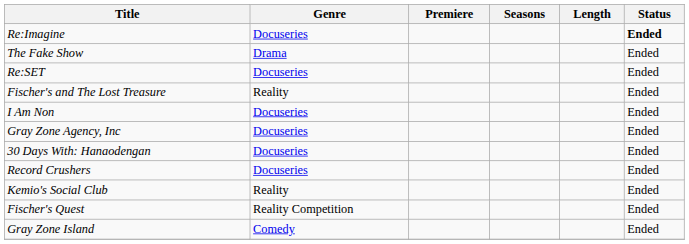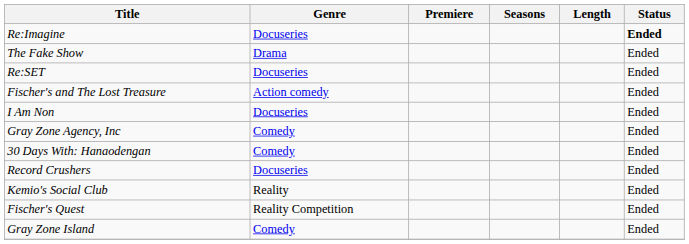(271, 92) Reality -> (291, 92) Action comedy
(280, 131) Docuseries -> (274, 131) Comedy
(280, 151) Docuseries -> (274, 151) Comedy
